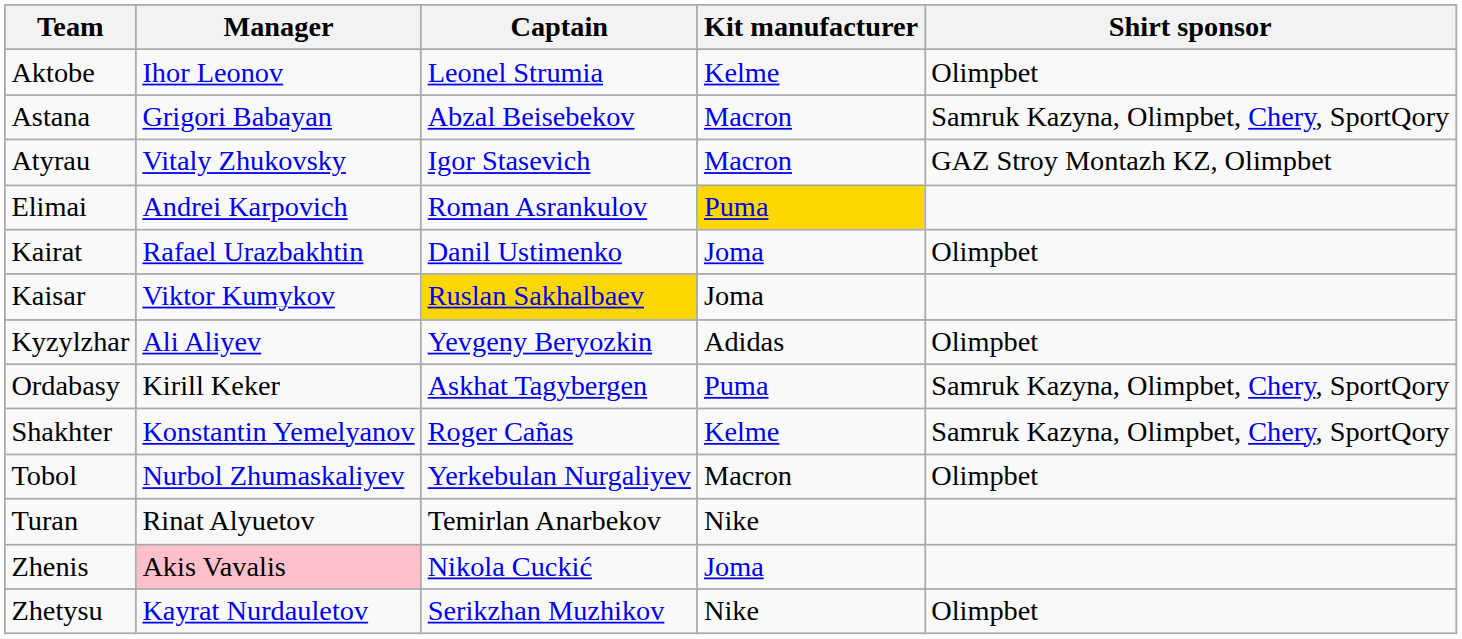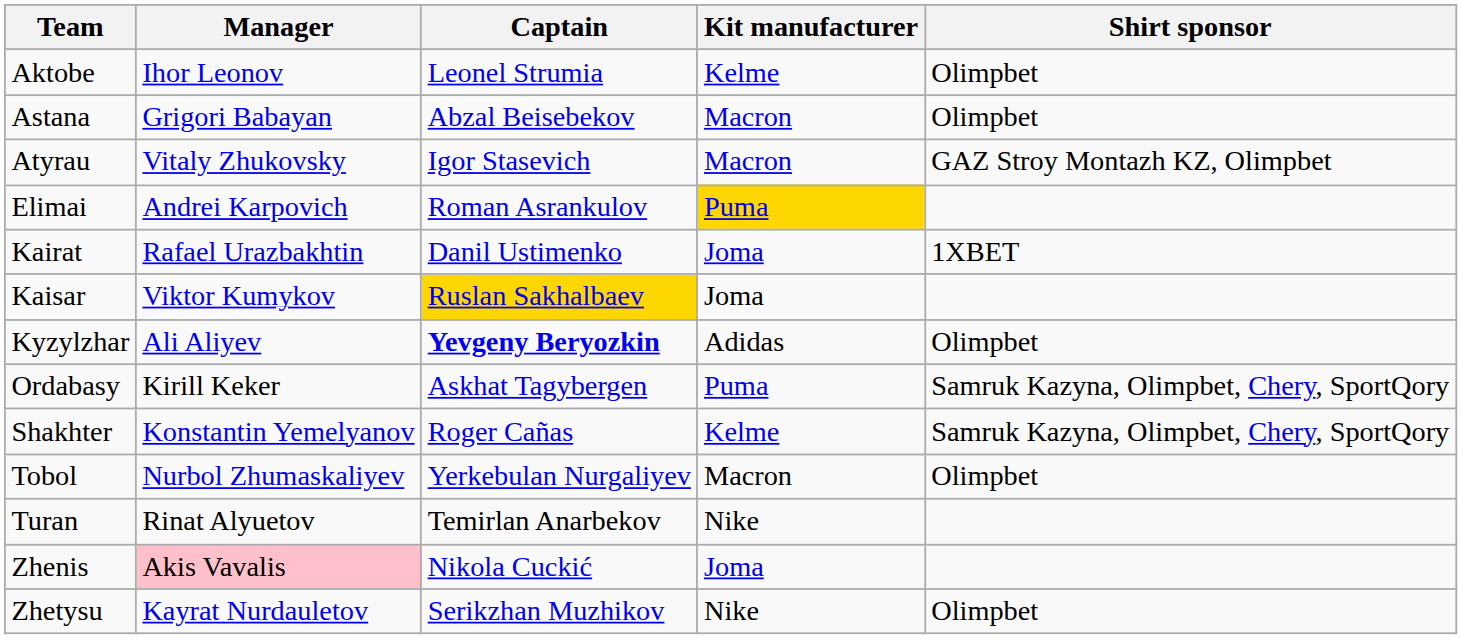(1190, 116) Samruk Kazyna, Olimpbet, Chery, SportQory -> (985, 116) Olimpbet
(985, 251) Olimpbet -> (975, 251) 1XBET
(540, 341) normal -> (544, 341) bold
